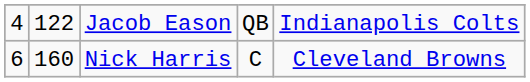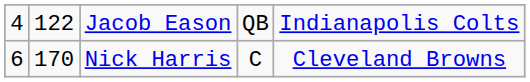(54, 59) 160 -> (54, 59) 170
